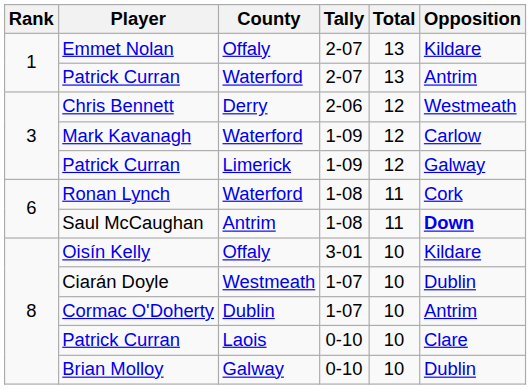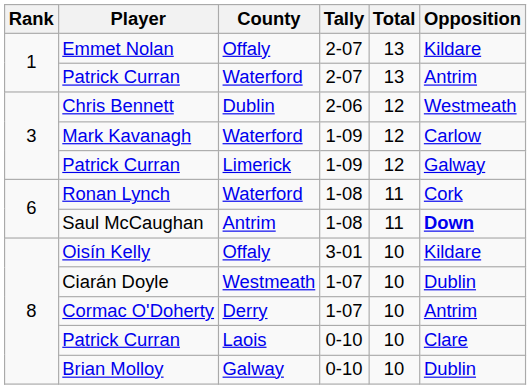(245, 106) Derry -> (249, 106) Dublin
(249, 310) Dublin -> (245, 310) Derry
